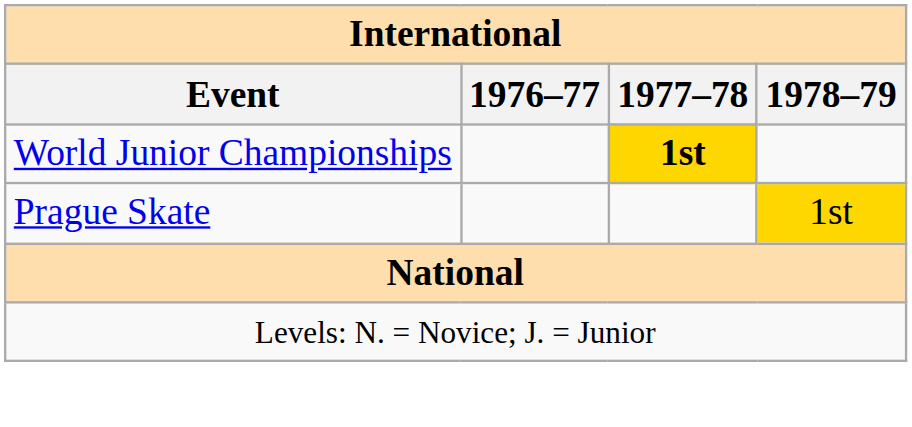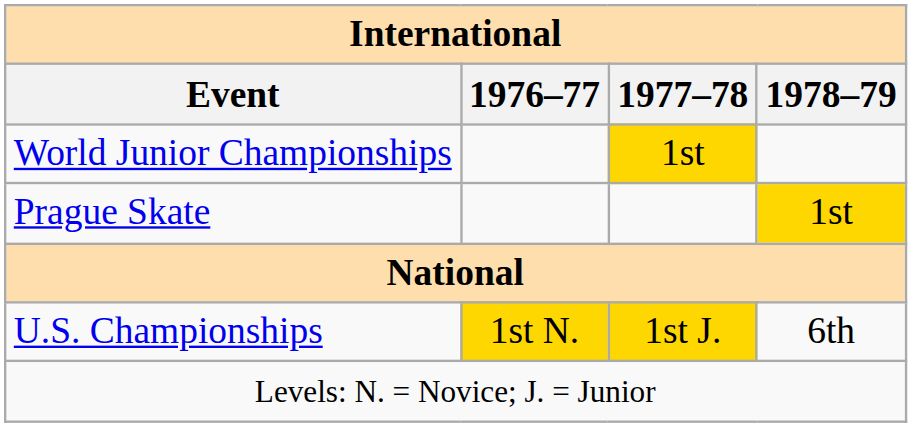(683, 152) bold -> (683, 152) normal
+ row: (168, 331)
